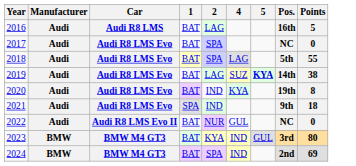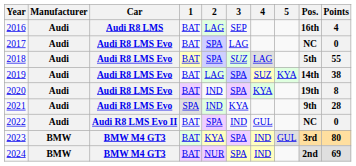+ column: (239, 11)
(313, 27) 5 -> (336, 27) 4
(263, 74) bold -> (287, 74) normal
(313, 106) 18 -> (336, 106) 28
(214, 121) NUR -> (214, 121) SPA
(214, 153) SPA -> (214, 153) NUR
